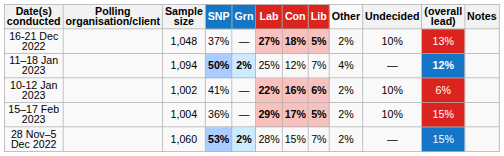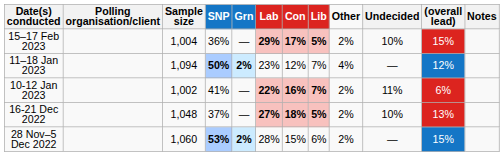rows swapped: (34, 115) <-> (34, 41)
(269, 66) 25% -> (269, 66) 23%
(443, 66) bold -> (443, 66) normal
(319, 90) 6% -> (319, 90) 7%
(392, 90) 10% -> (392, 90) 11%
(319, 139) 7% -> (319, 139) 6%
